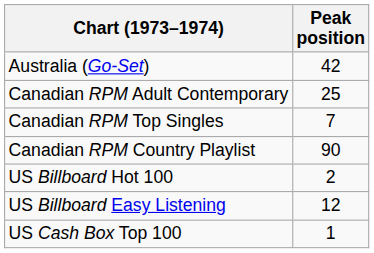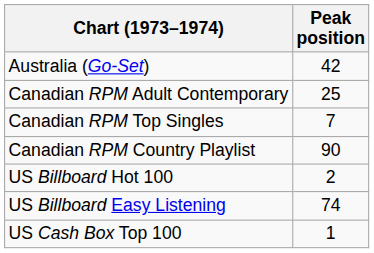(331, 205) 12 -> (331, 205) 74
